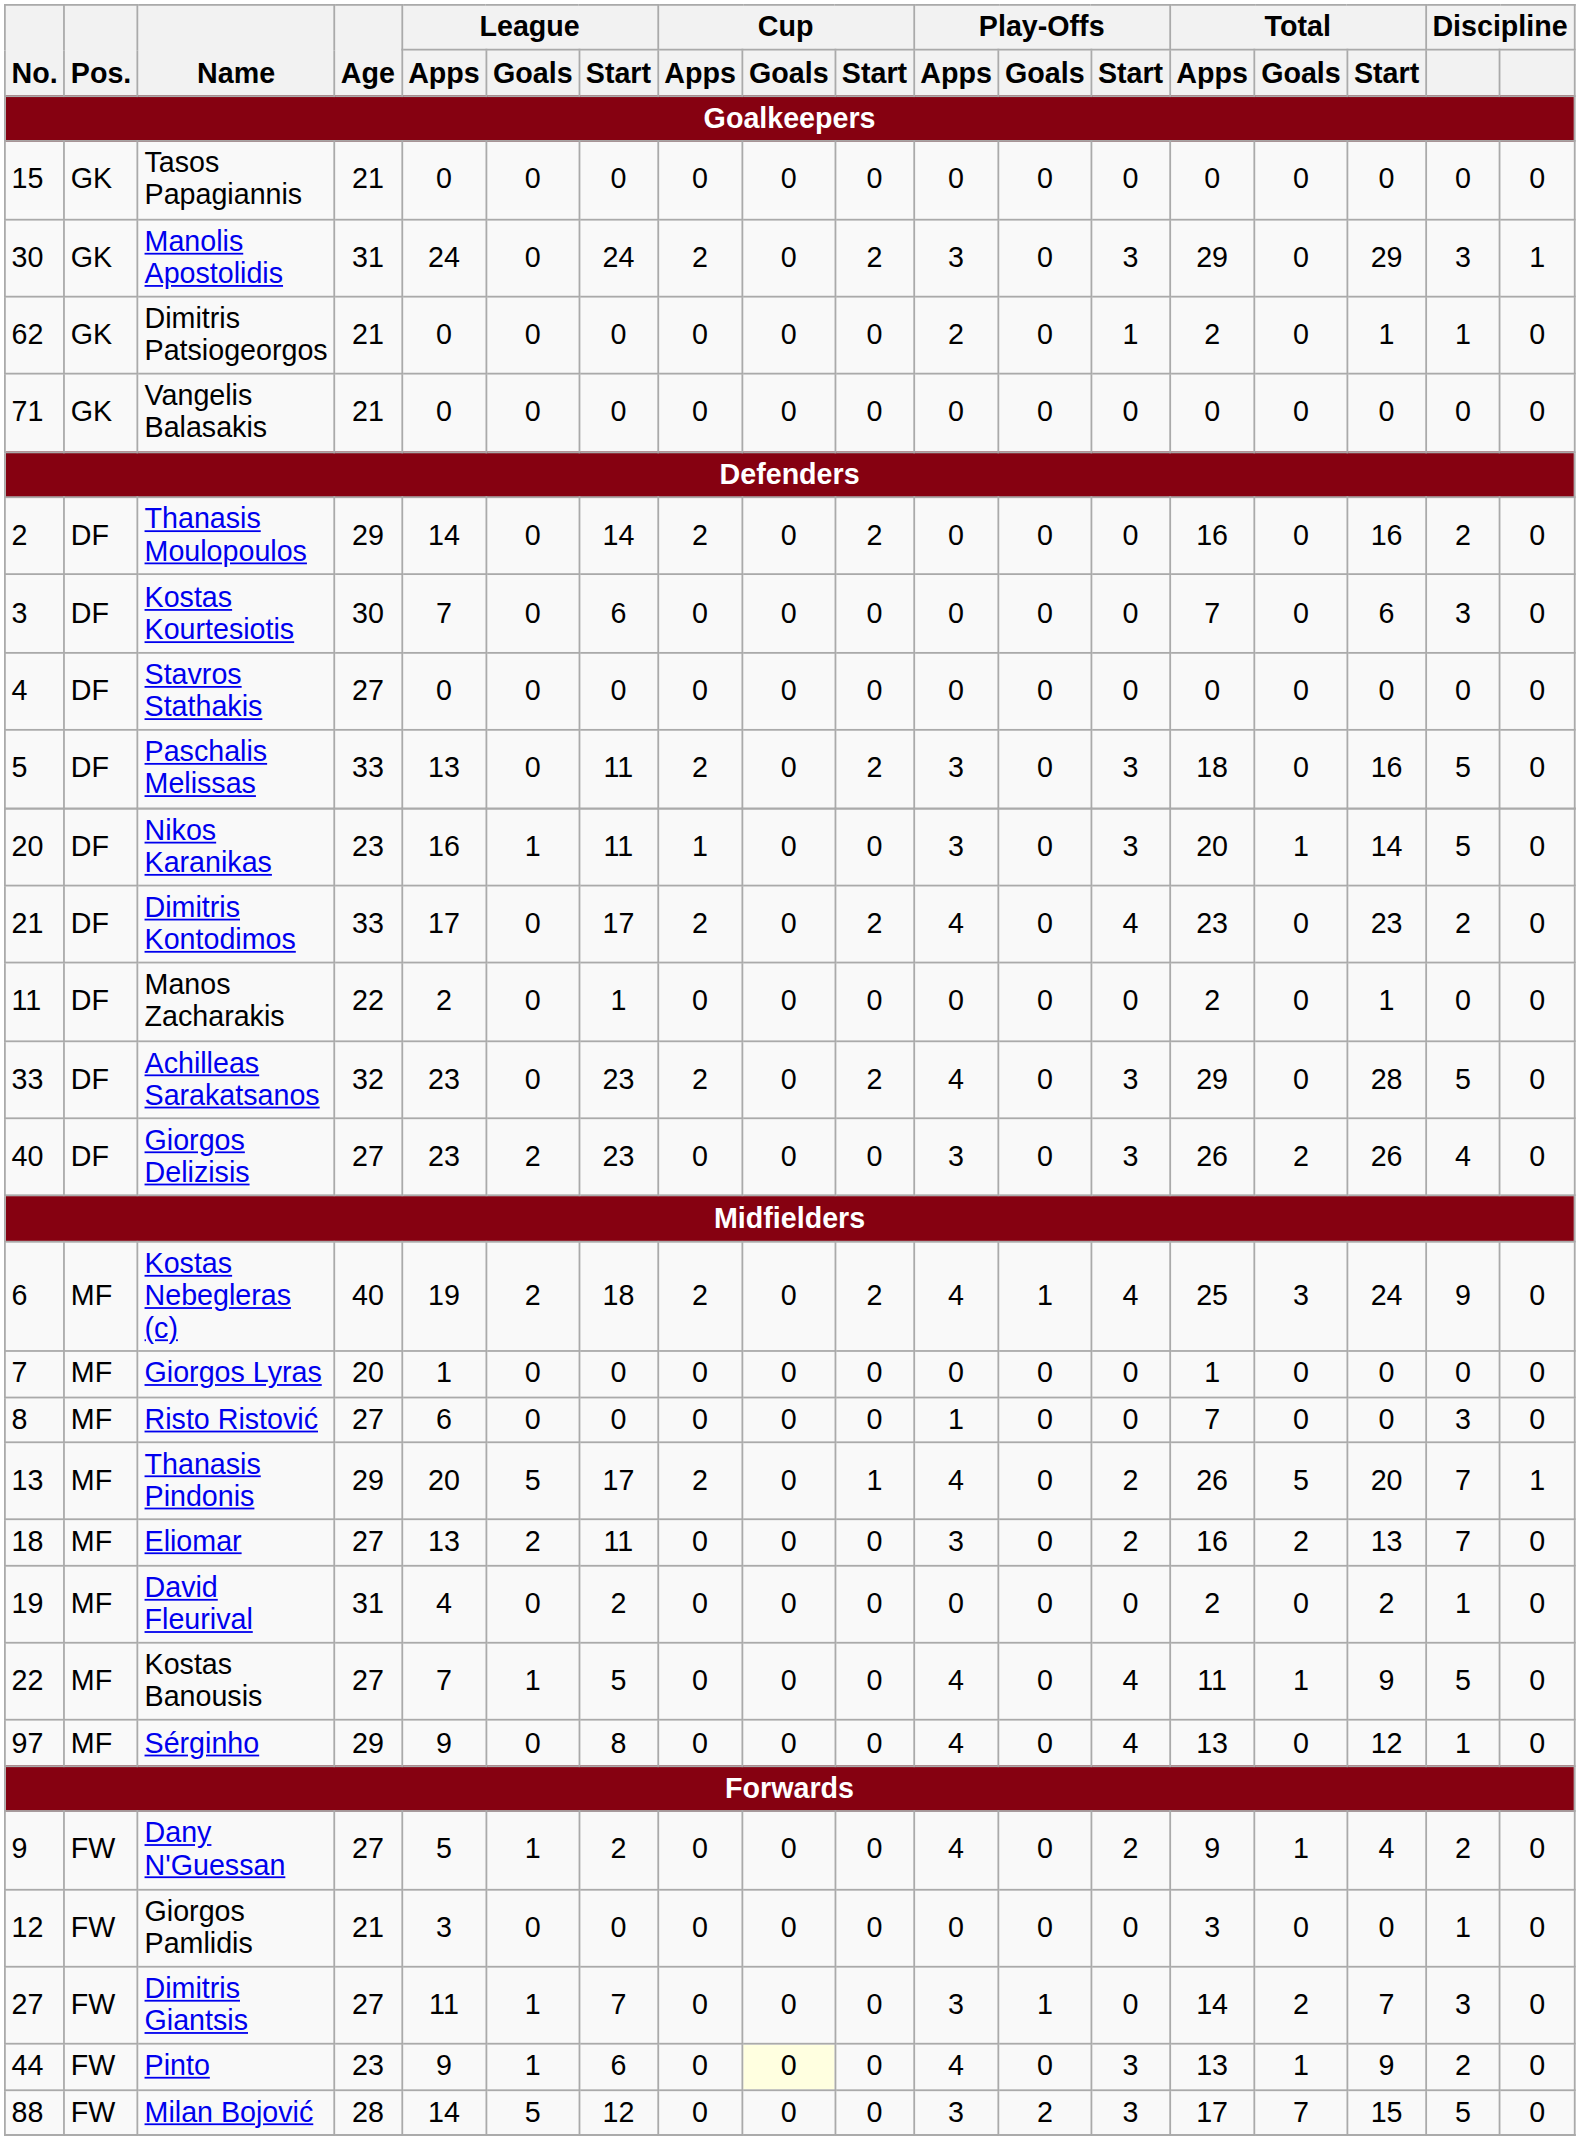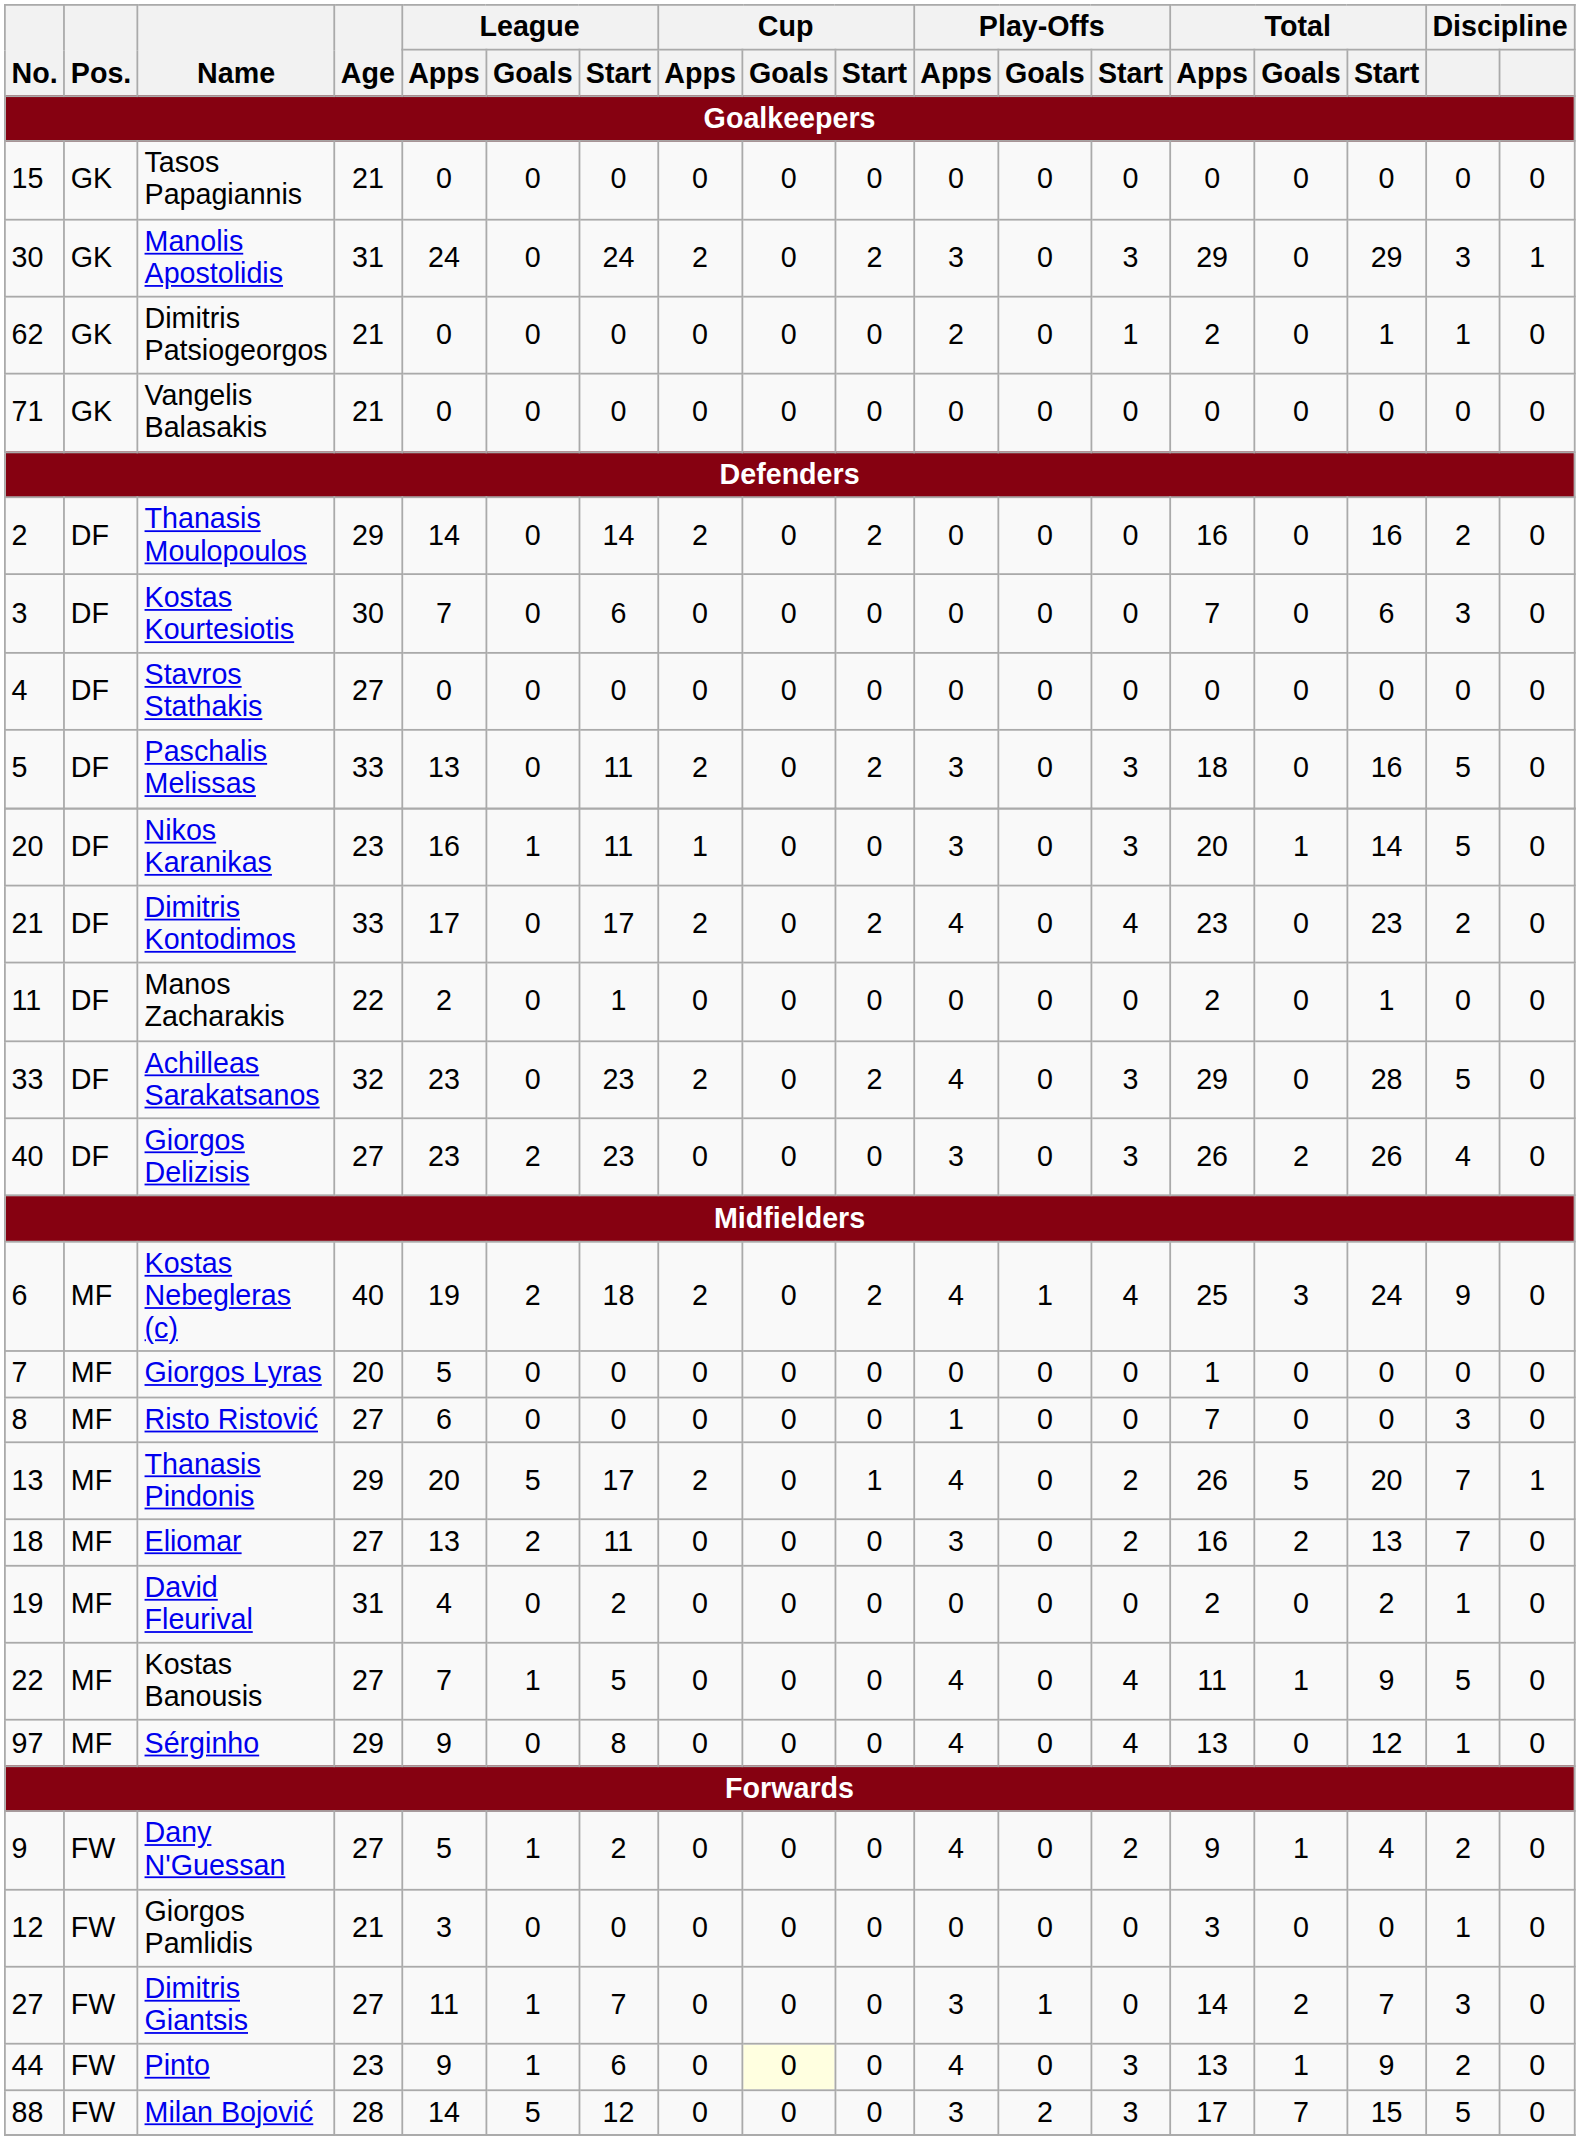(444, 1373) 1 -> (444, 1373) 5
